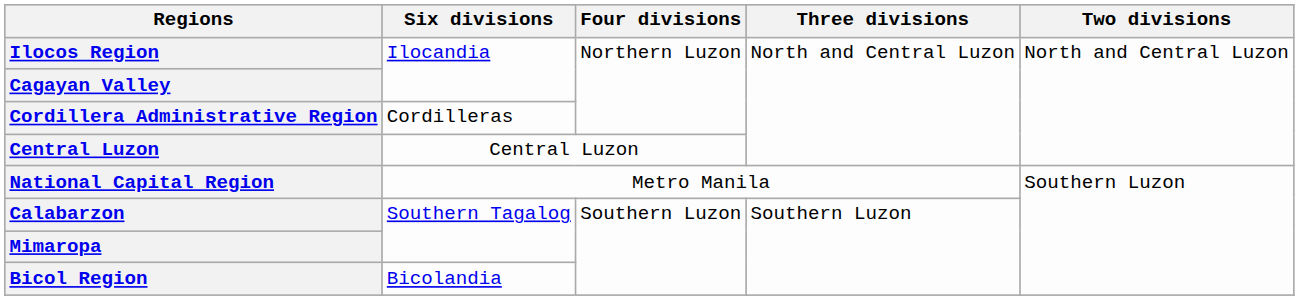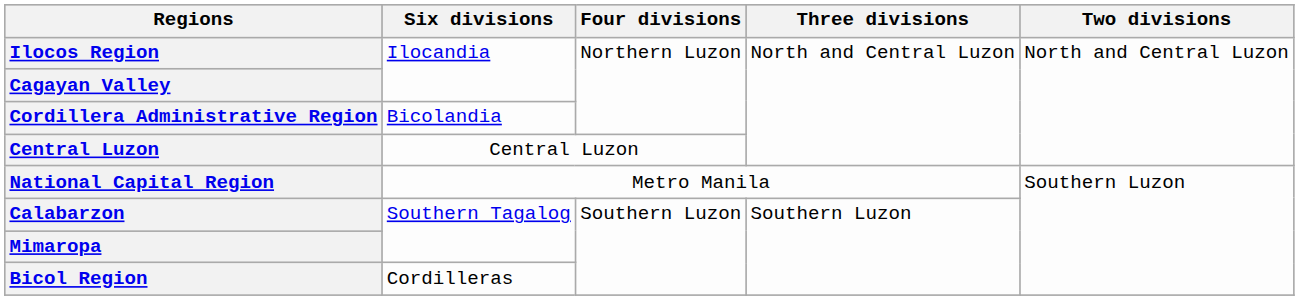(450, 117) Cordilleras -> (444, 117) Bicolandia
(444, 279) Bicolandia -> (450, 279) Cordilleras
